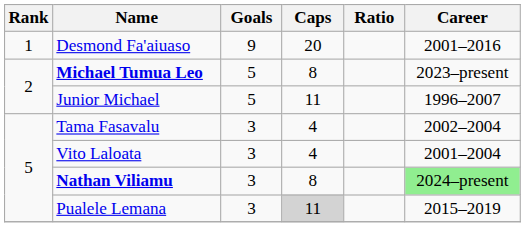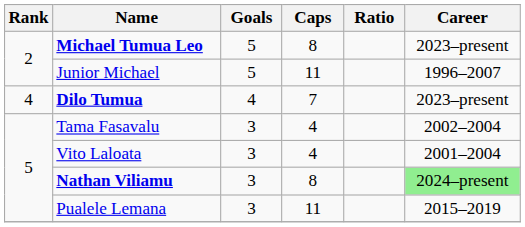- row: (123, 45)
+ row: (99, 99)
(313, 208) lightgrey background -> (313, 208) no background
